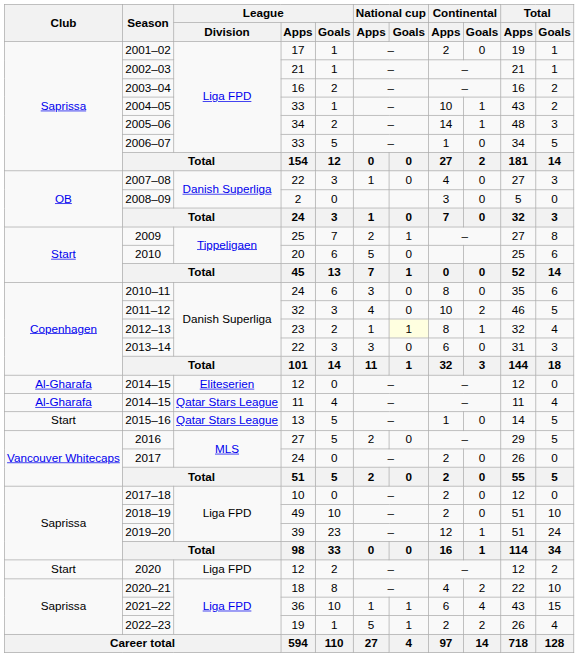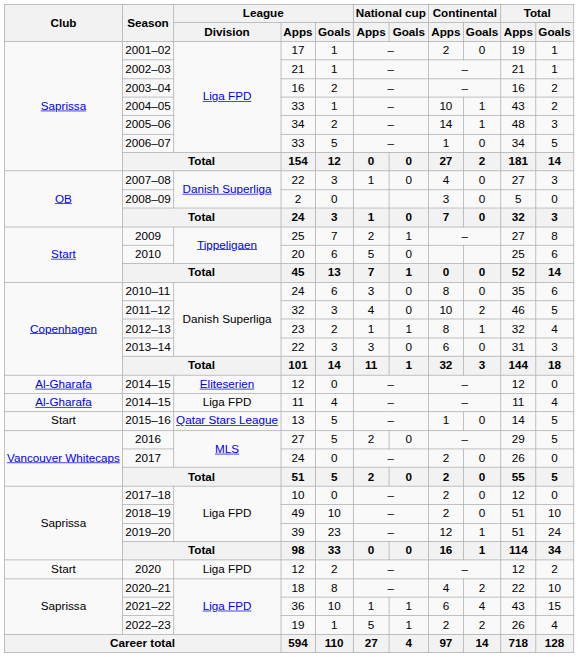(409, 328) lightyellow background -> (409, 328) no background
(227, 402) Qatar Stars League -> (227, 402) Liga FPD
